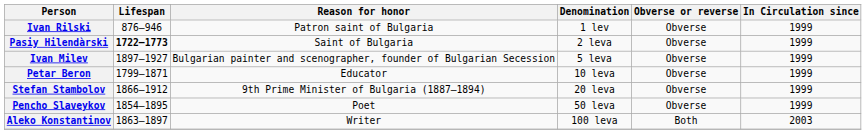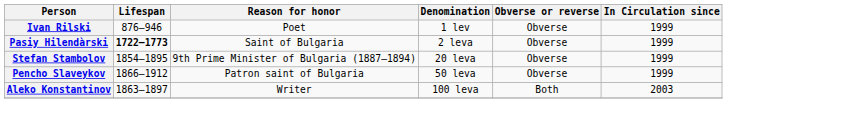(364, 28) Patron saint of Bulgaria -> (294, 28) Poet
- row: (59, 59)
- row: (59, 75)
(142, 90) 1866–1912 -> (142, 59) 1854–1895
(142, 106) 1854–1895 -> (142, 75) 1866–1912
(364, 106) Poet -> (294, 75) Patron saint of Bulgaria
